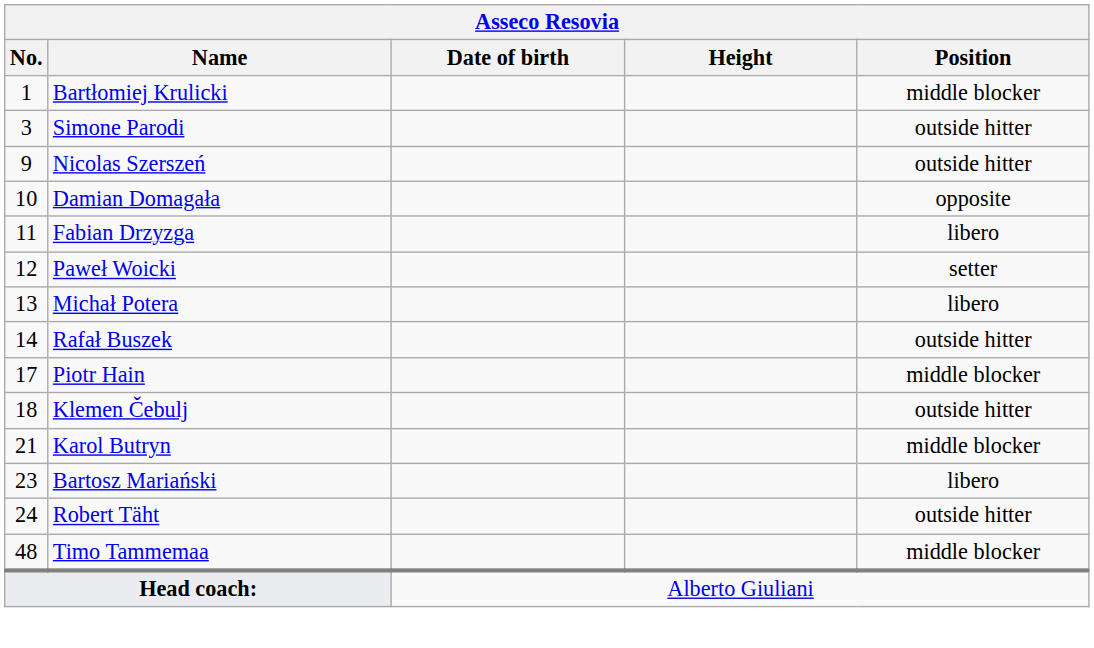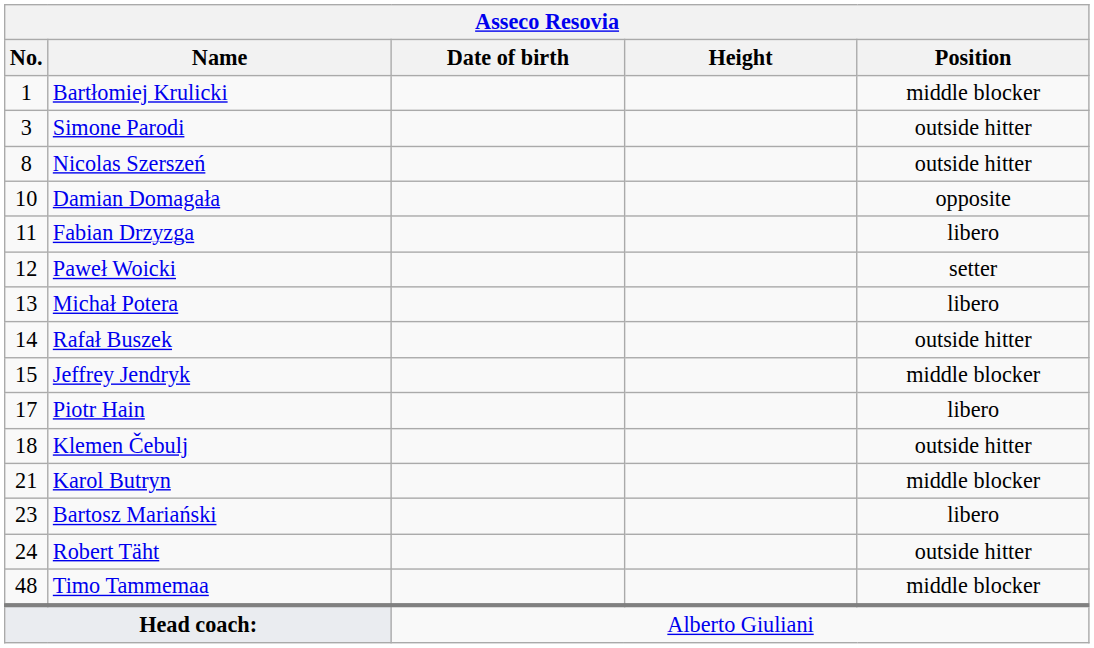(26, 163) 9 -> (26, 163) 8
+ row: (121, 374)
(973, 374) middle blocker -> (973, 410) libero
